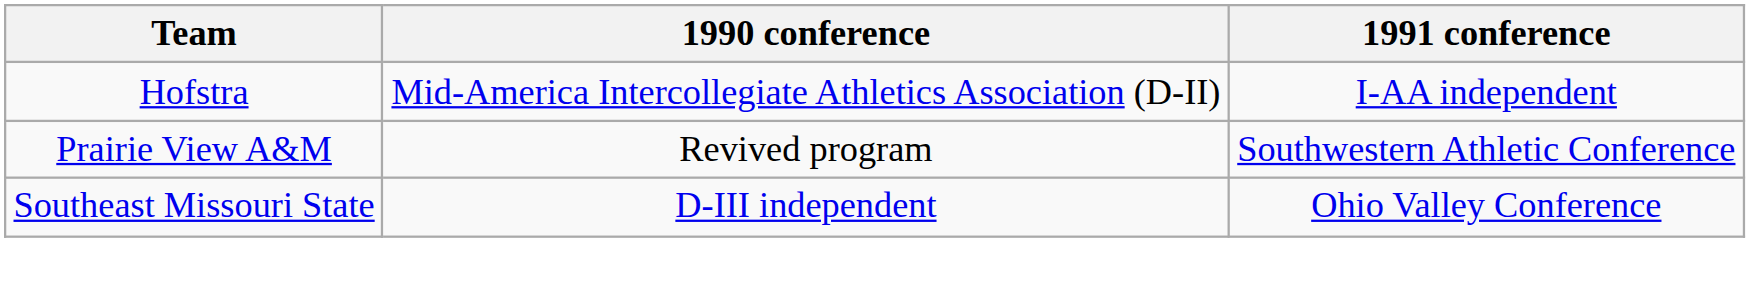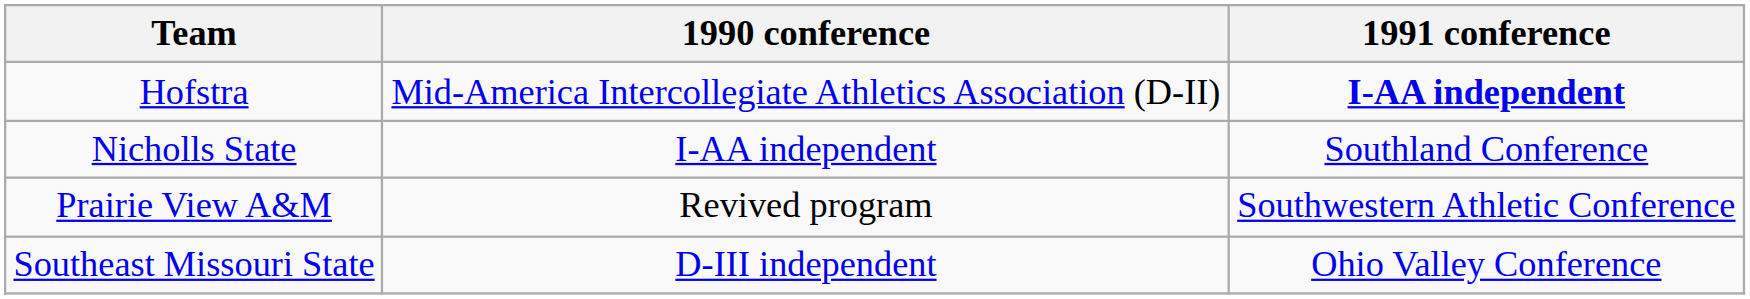(1486, 90) normal -> (1486, 90) bold
+ row: (194, 148)
